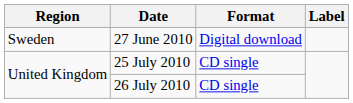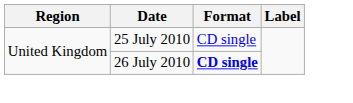- row: (153, 39)
(229, 86) normal -> (227, 62) bold
